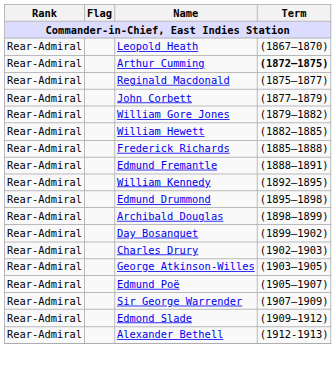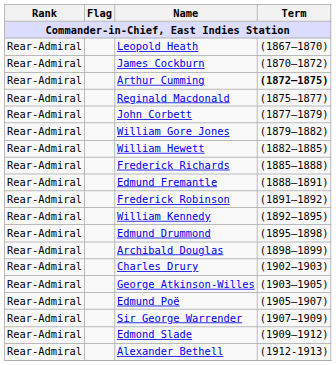+ row: (161, 64)
+ row: (173, 199)
- row: (158, 233)
